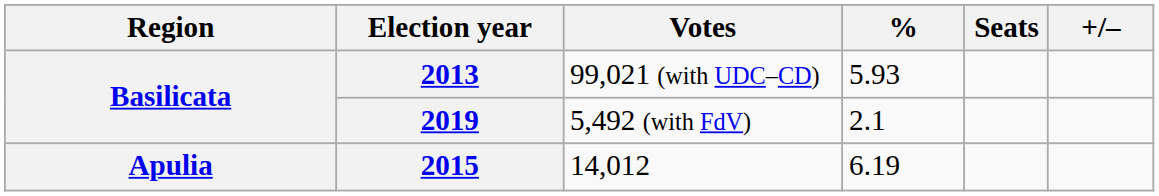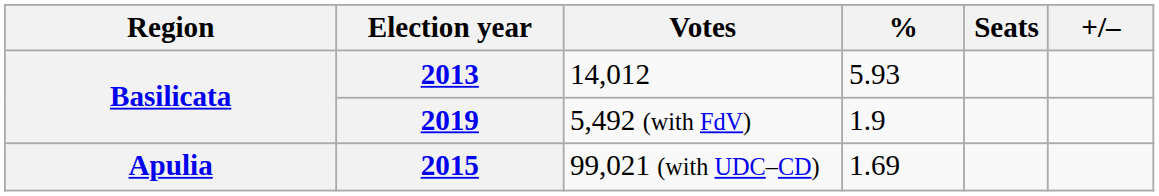(695, 73) 99,021 (with UDC–CD) -> (610, 73) 14,012
(867, 119) 2.1 -> (867, 119) 1.9
(610, 166) 14,012 -> (695, 166) 99,021 (with UDC–CD)
(875, 166) 6.19 -> (875, 166) 1.69
